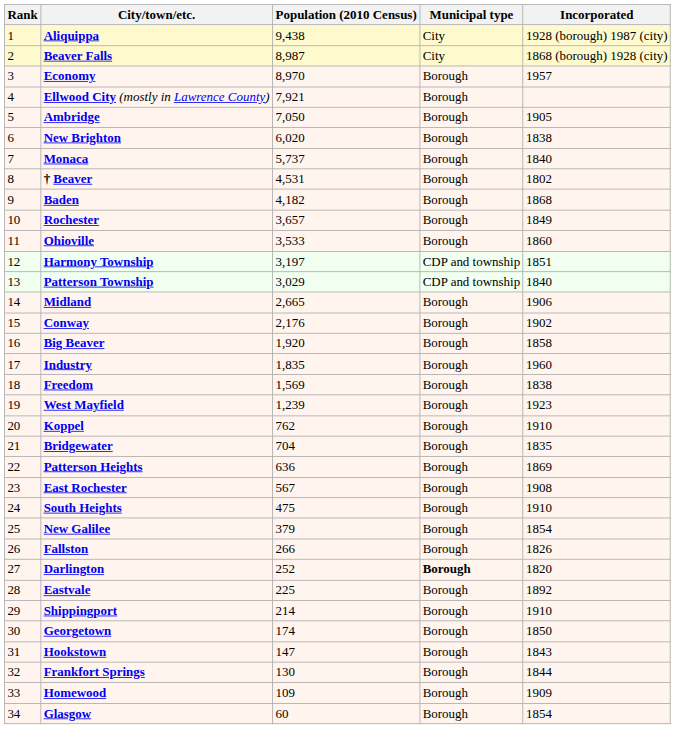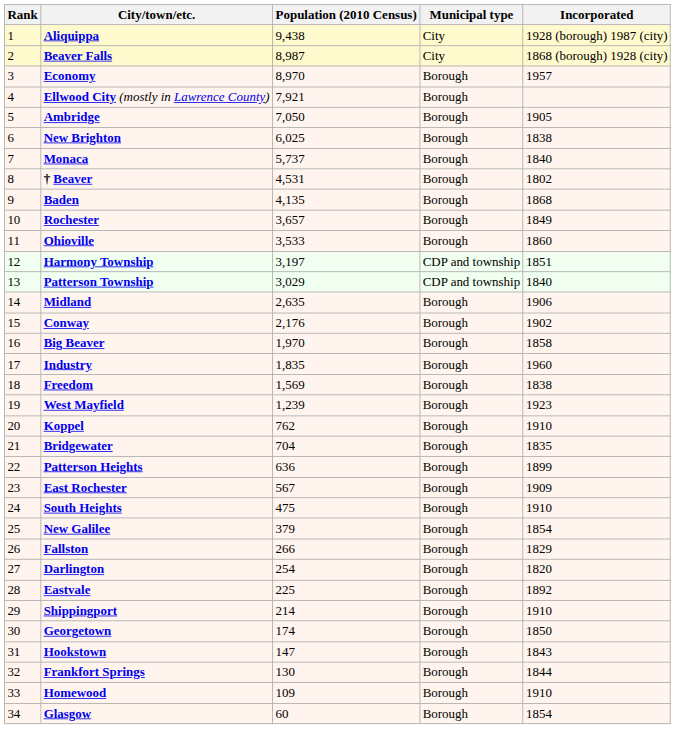(290, 138) 6,020 -> (290, 138) 6,025
(290, 199) 4,182 -> (290, 199) 4,135
(290, 302) 2,665 -> (290, 302) 2,635
(290, 343) 1,920 -> (290, 343) 1,970
(539, 466) 1869 -> (539, 466) 1899
(539, 487) 1908 -> (539, 487) 1909
(539, 549) 1826 -> (539, 549) 1829
(285, 569) 252 -> (285, 569) 254
(447, 569) bold -> (445, 569) normal
(539, 693) 1909 -> (539, 693) 1910
